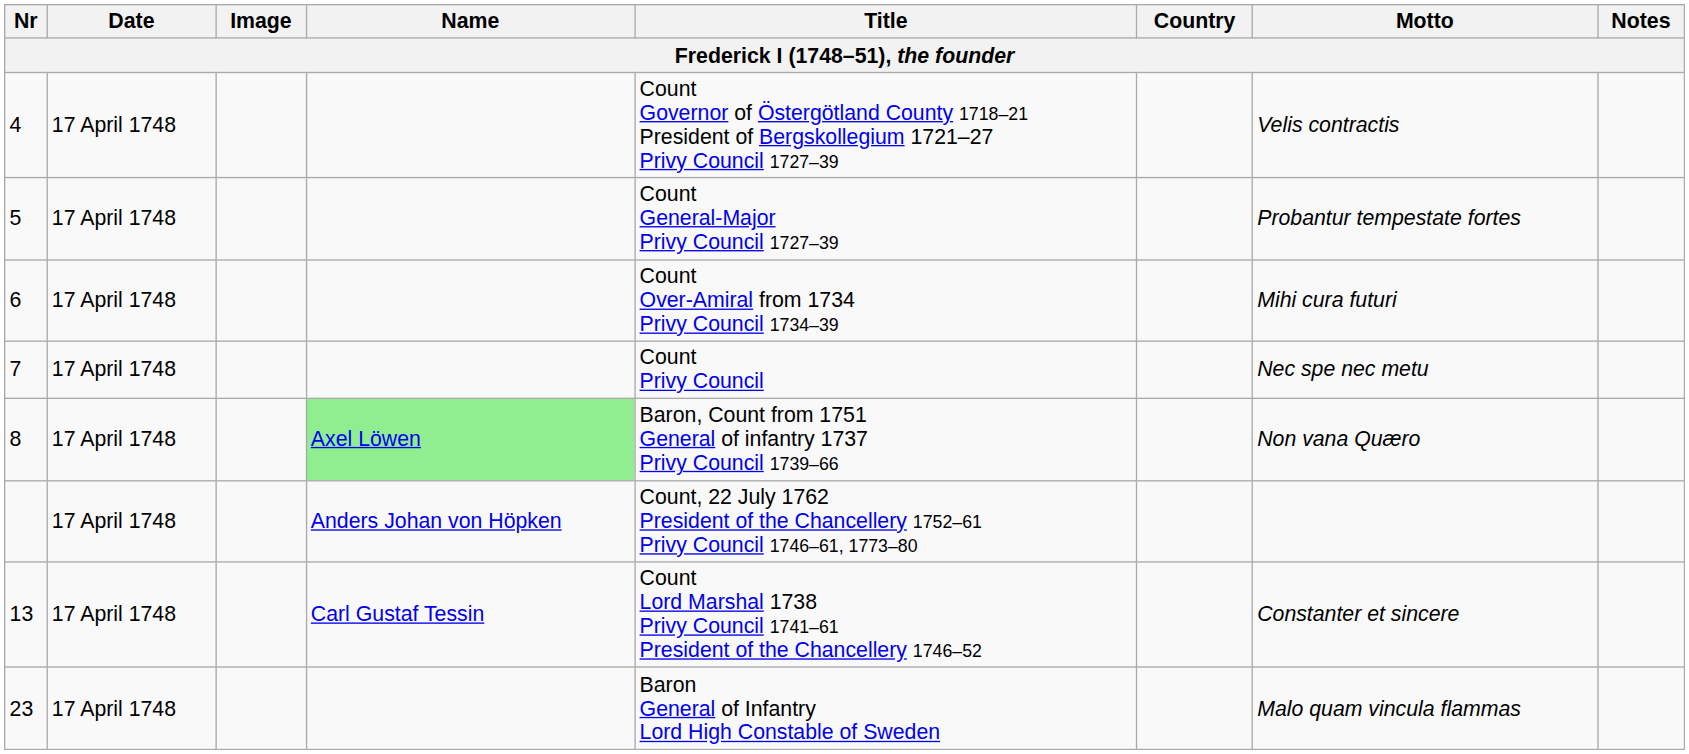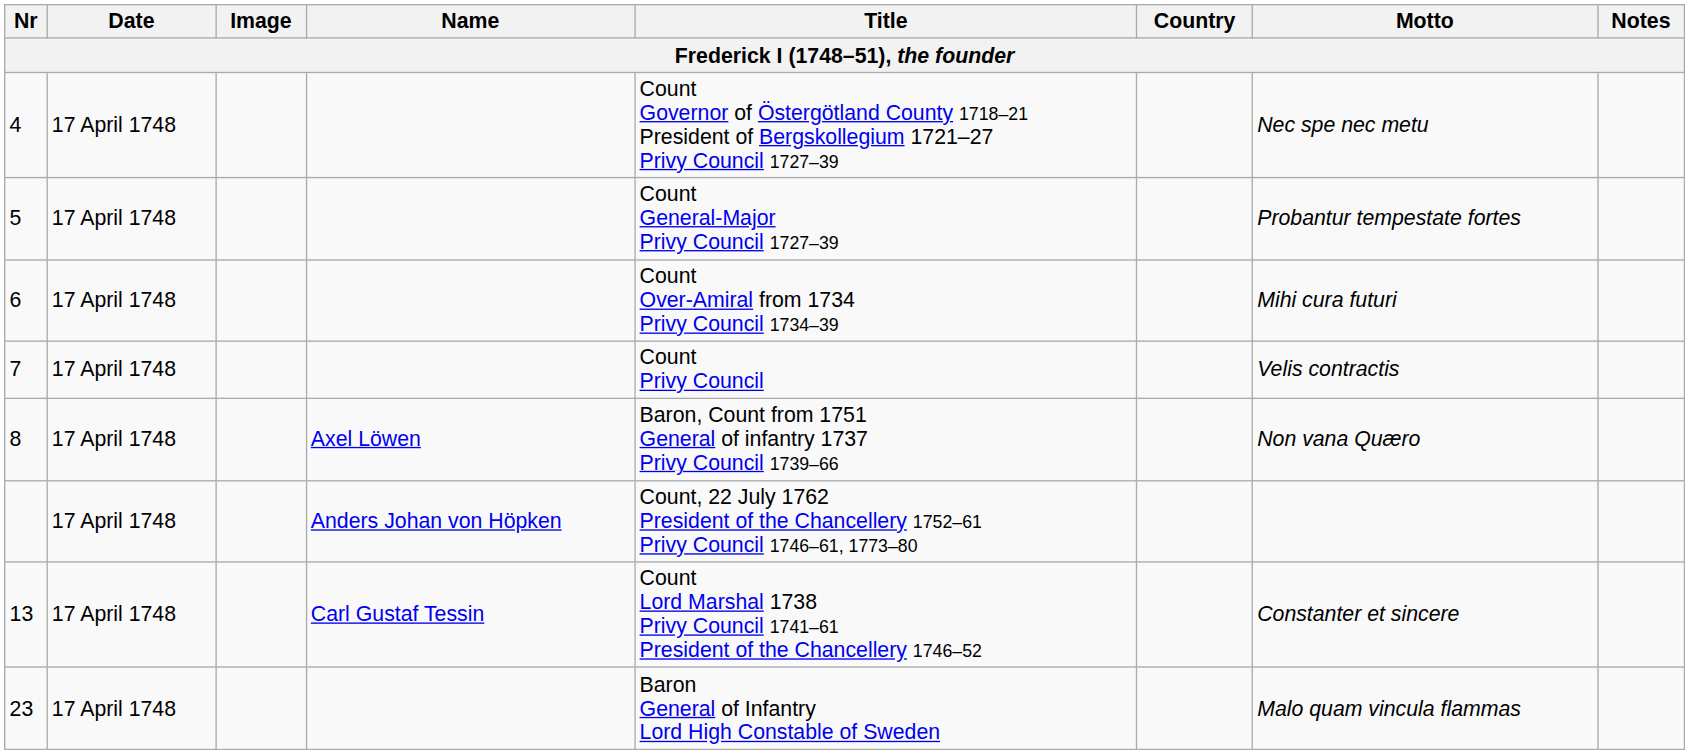(1328, 124) Velis contractis -> (1343, 124) Nec spe nec metu
(1343, 369) Nec spe nec metu -> (1328, 369) Velis contractis
(366, 439) lightgreen background -> (366, 439) no background
